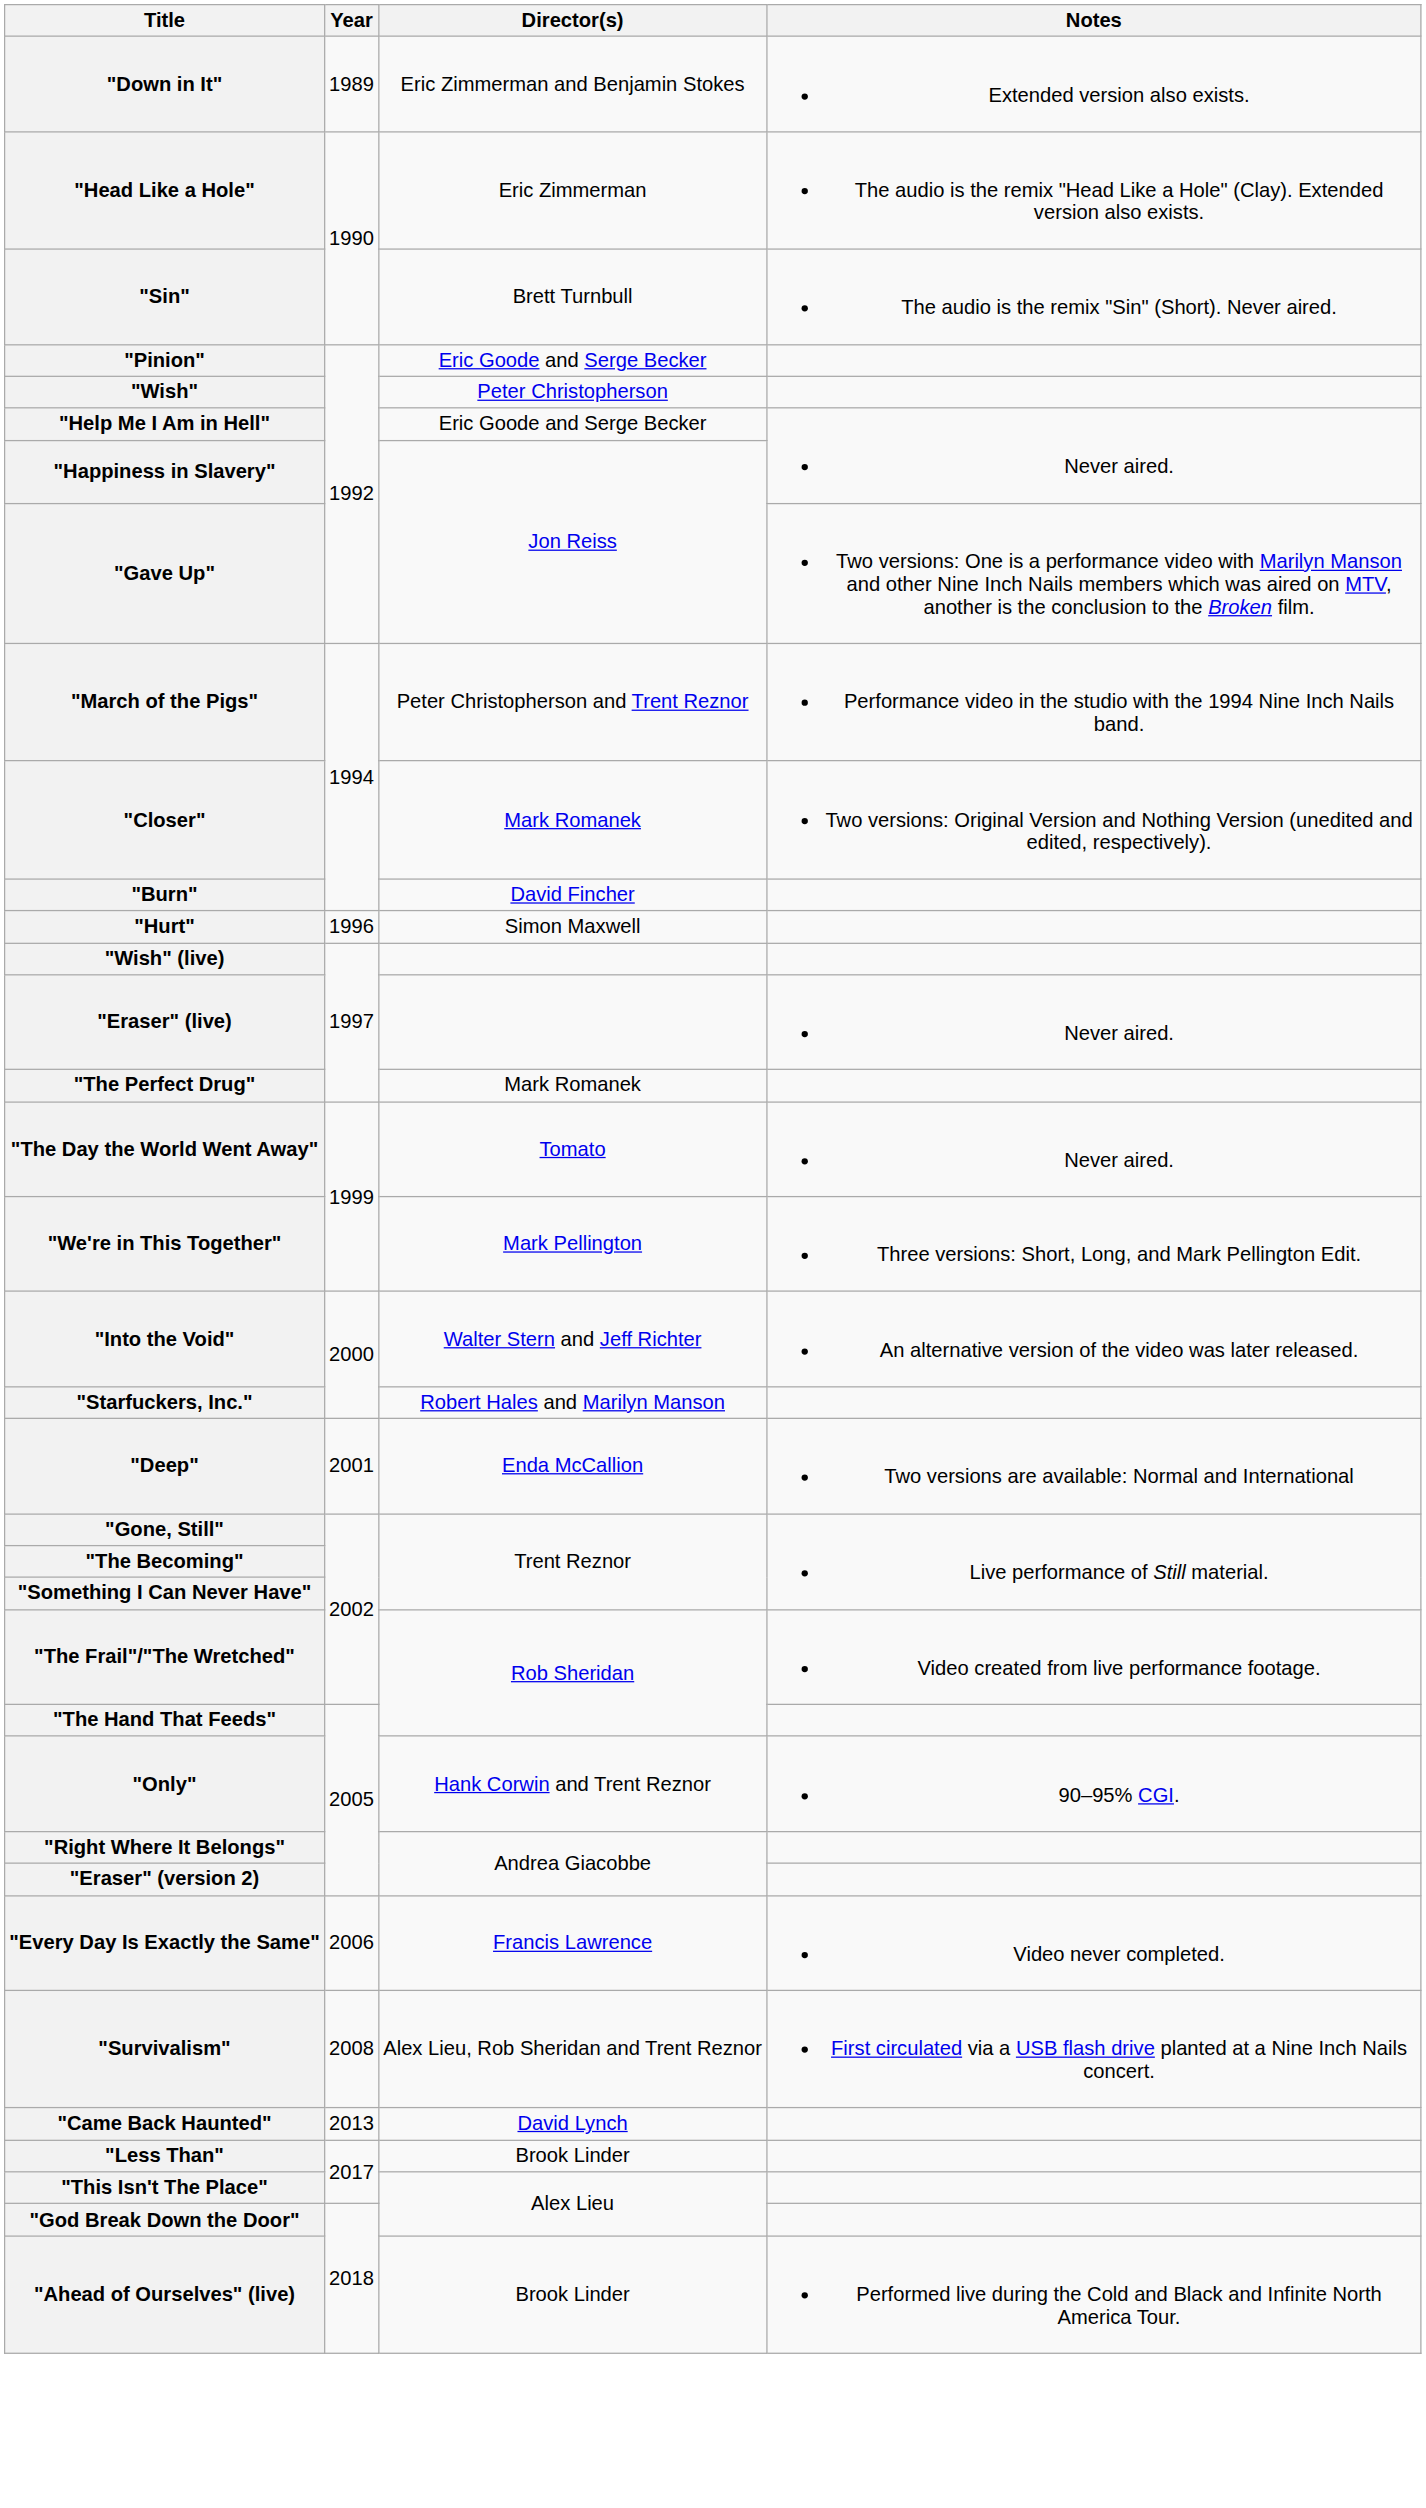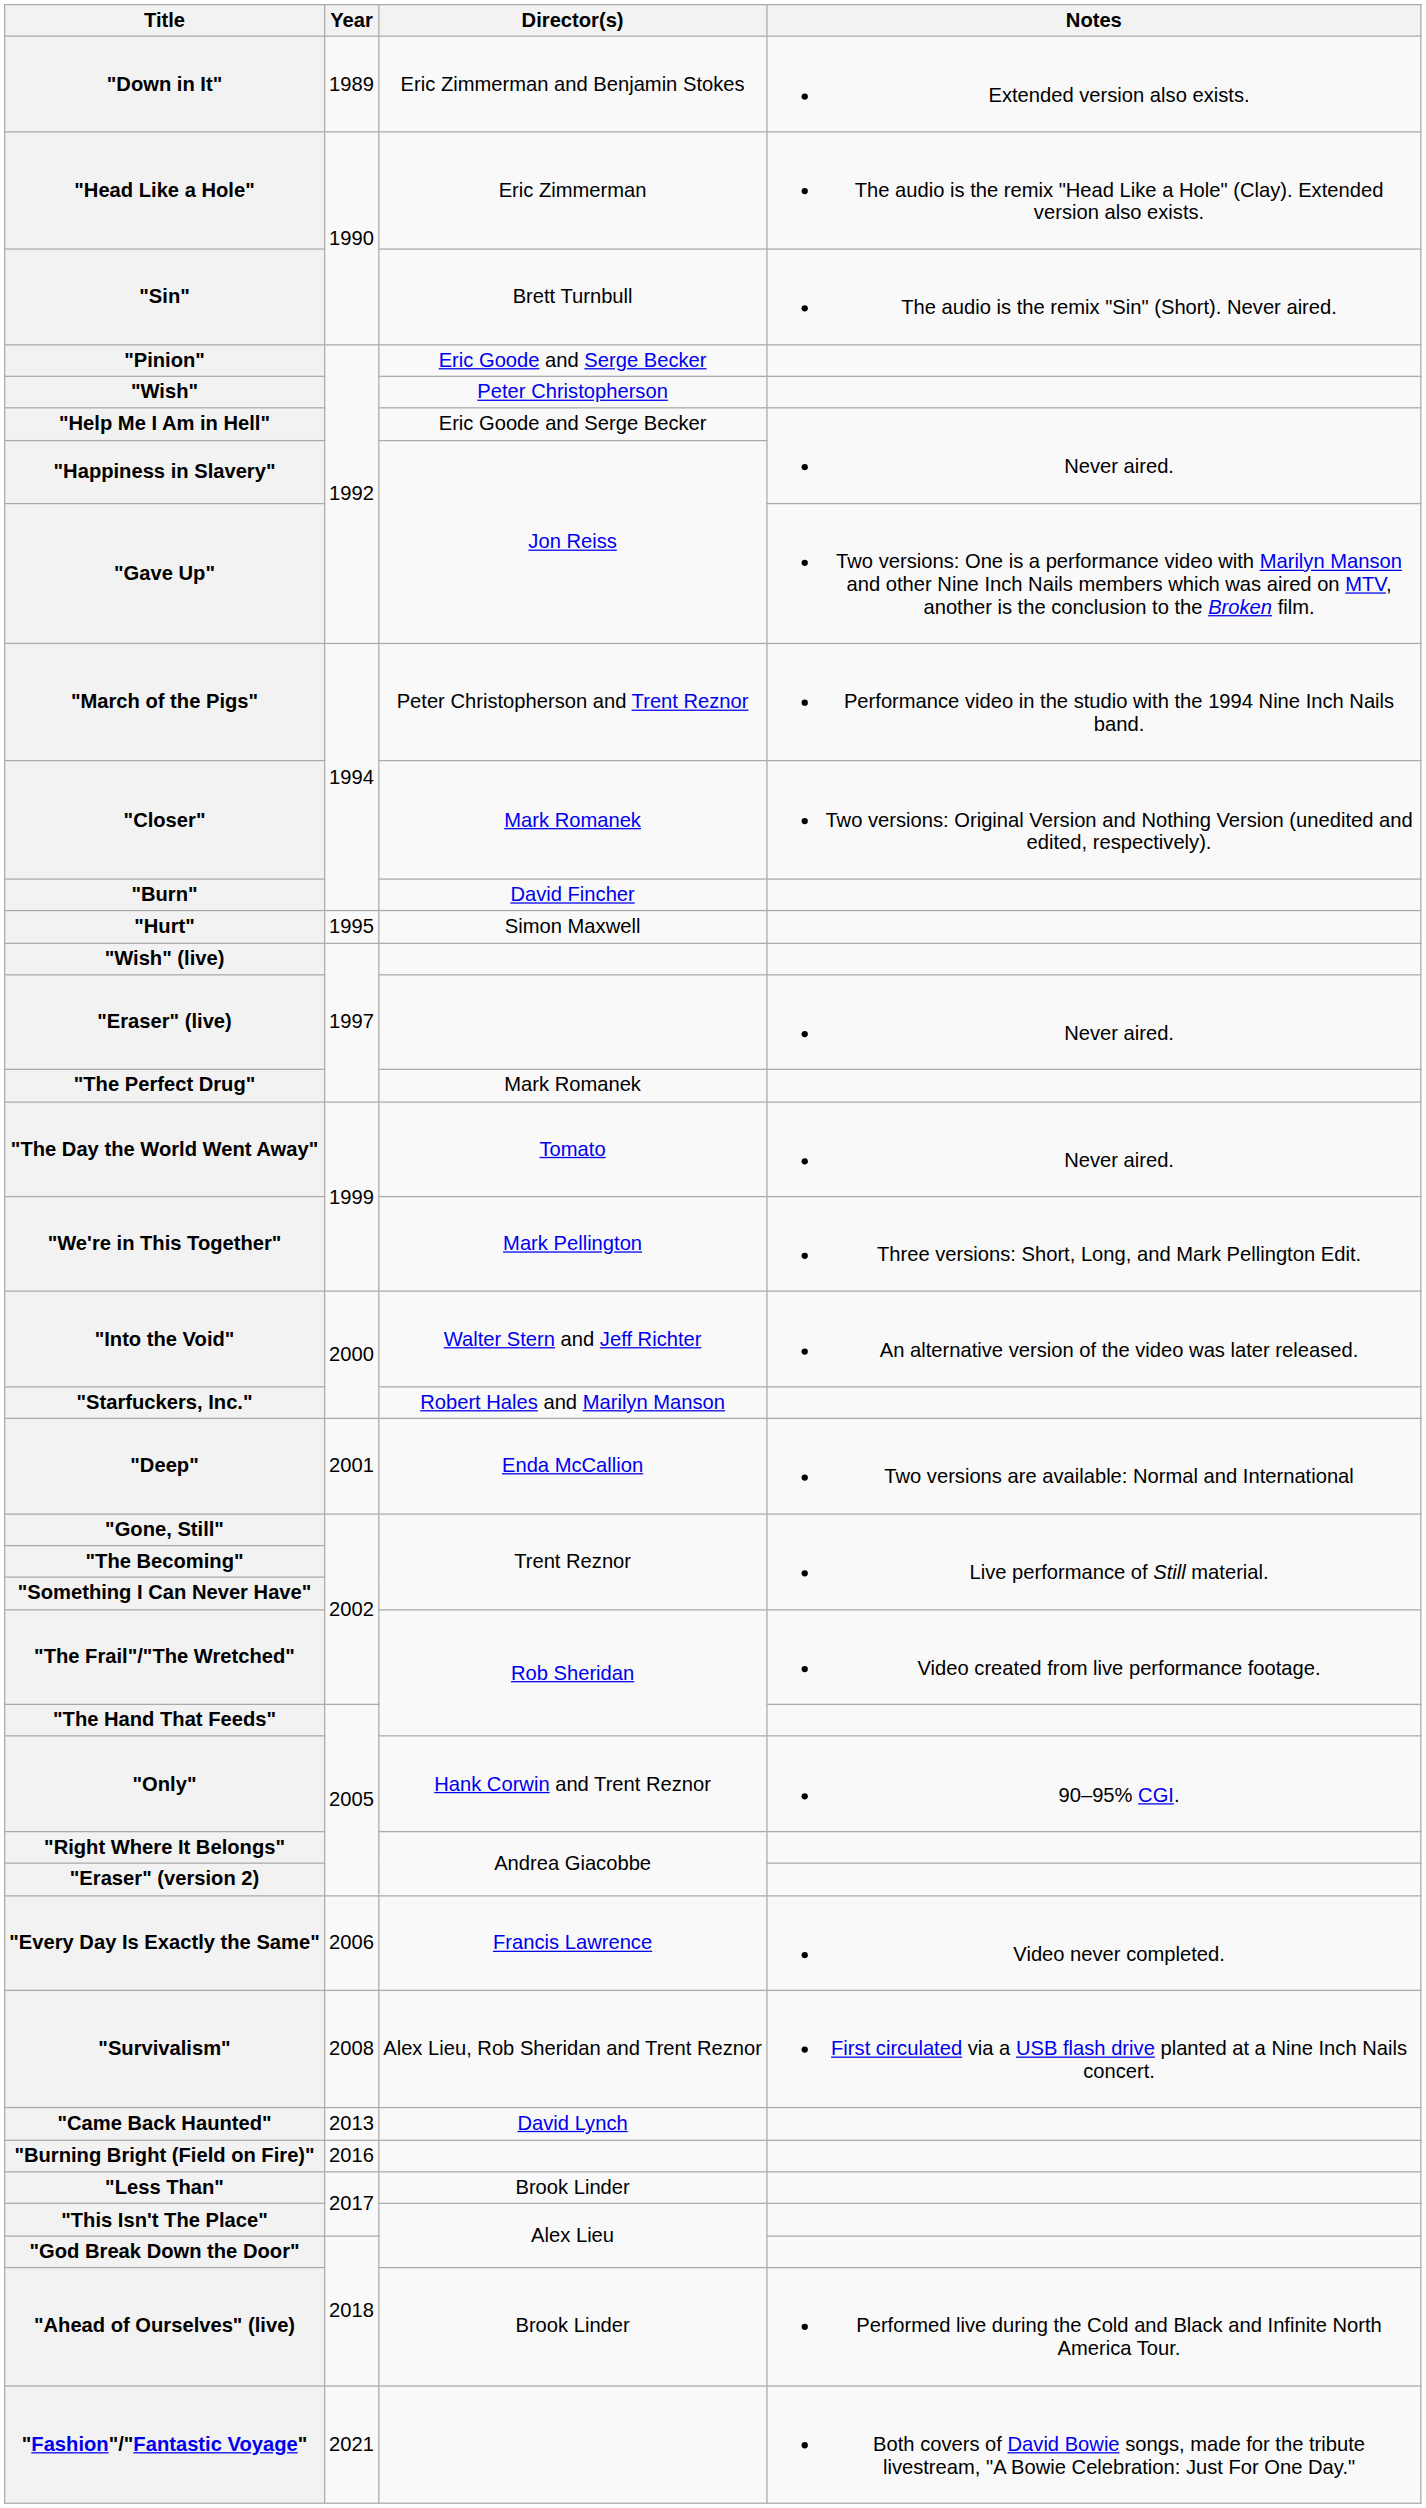(351, 926) 1996 -> (351, 926) 1995
+ row: (165, 2155)
+ row: (165, 2444)
